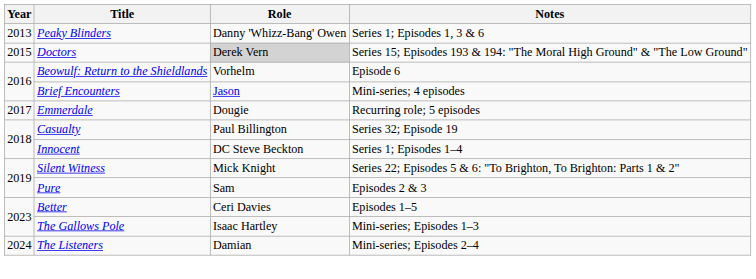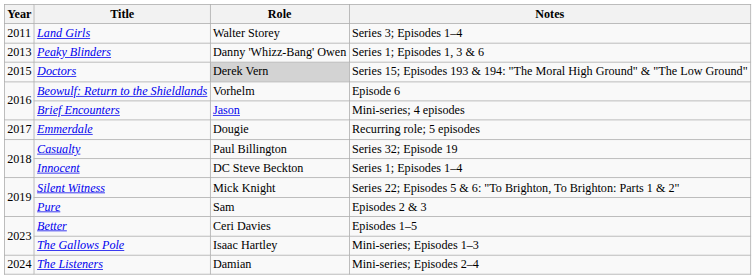+ row: (64, 33)
